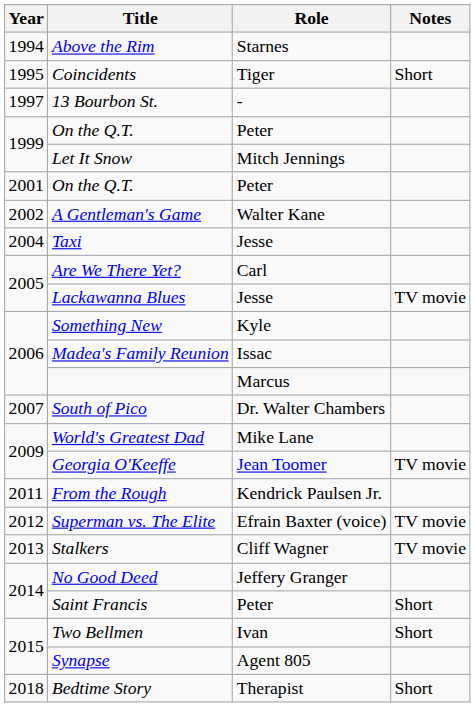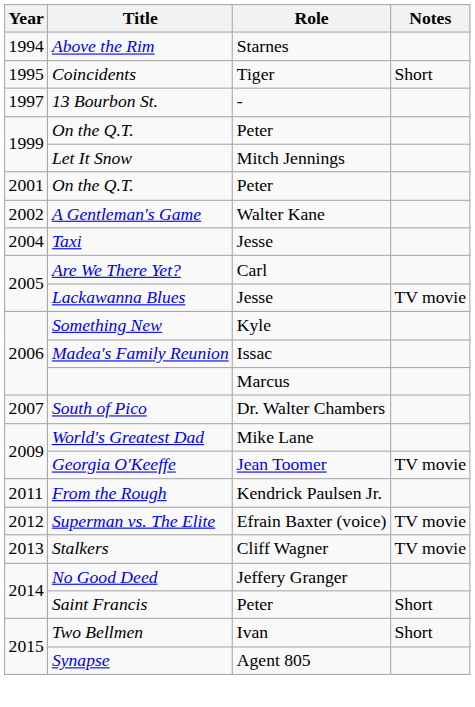- row: (26, 688)
